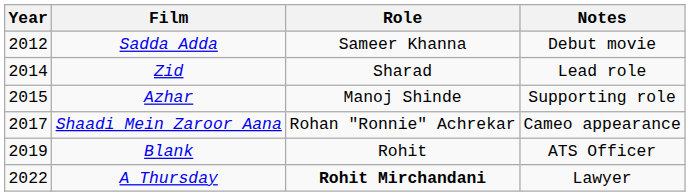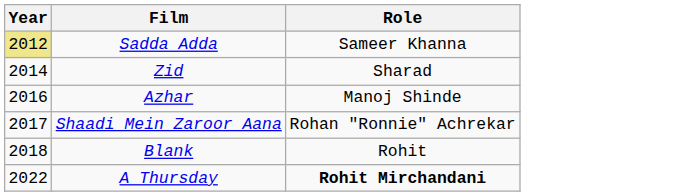- column: (602, 18)
(28, 45) no background -> (28, 45) khaki background
(28, 98) 2015 -> (28, 98) 2016
(28, 151) 2019 -> (28, 151) 2018
